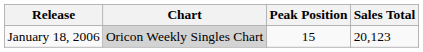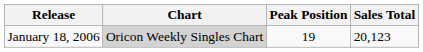(308, 36) 15 -> (308, 36) 19
